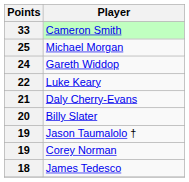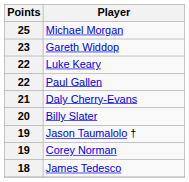- row: (84, 30)
(24, 64) 24 -> (24, 47) 23
+ row: (74, 82)
